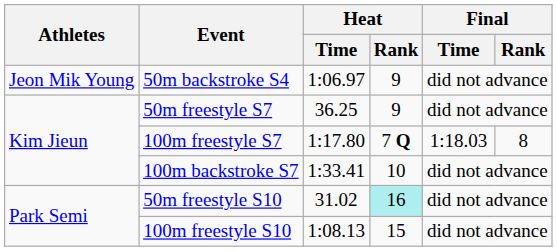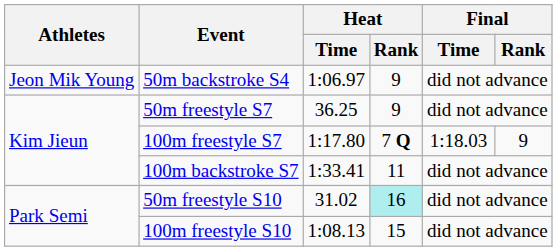(523, 140) 8 -> (523, 140) 9
(396, 170) 10 -> (396, 170) 11
